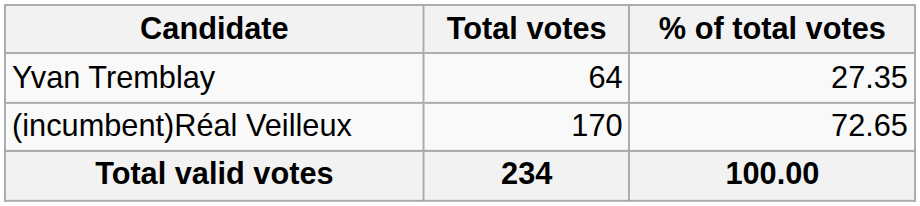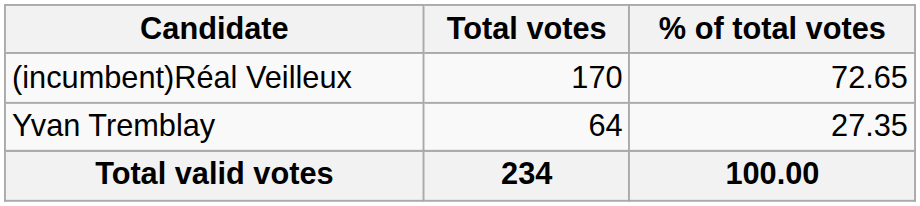rows swapped: (182, 126) <-> (114, 77)
